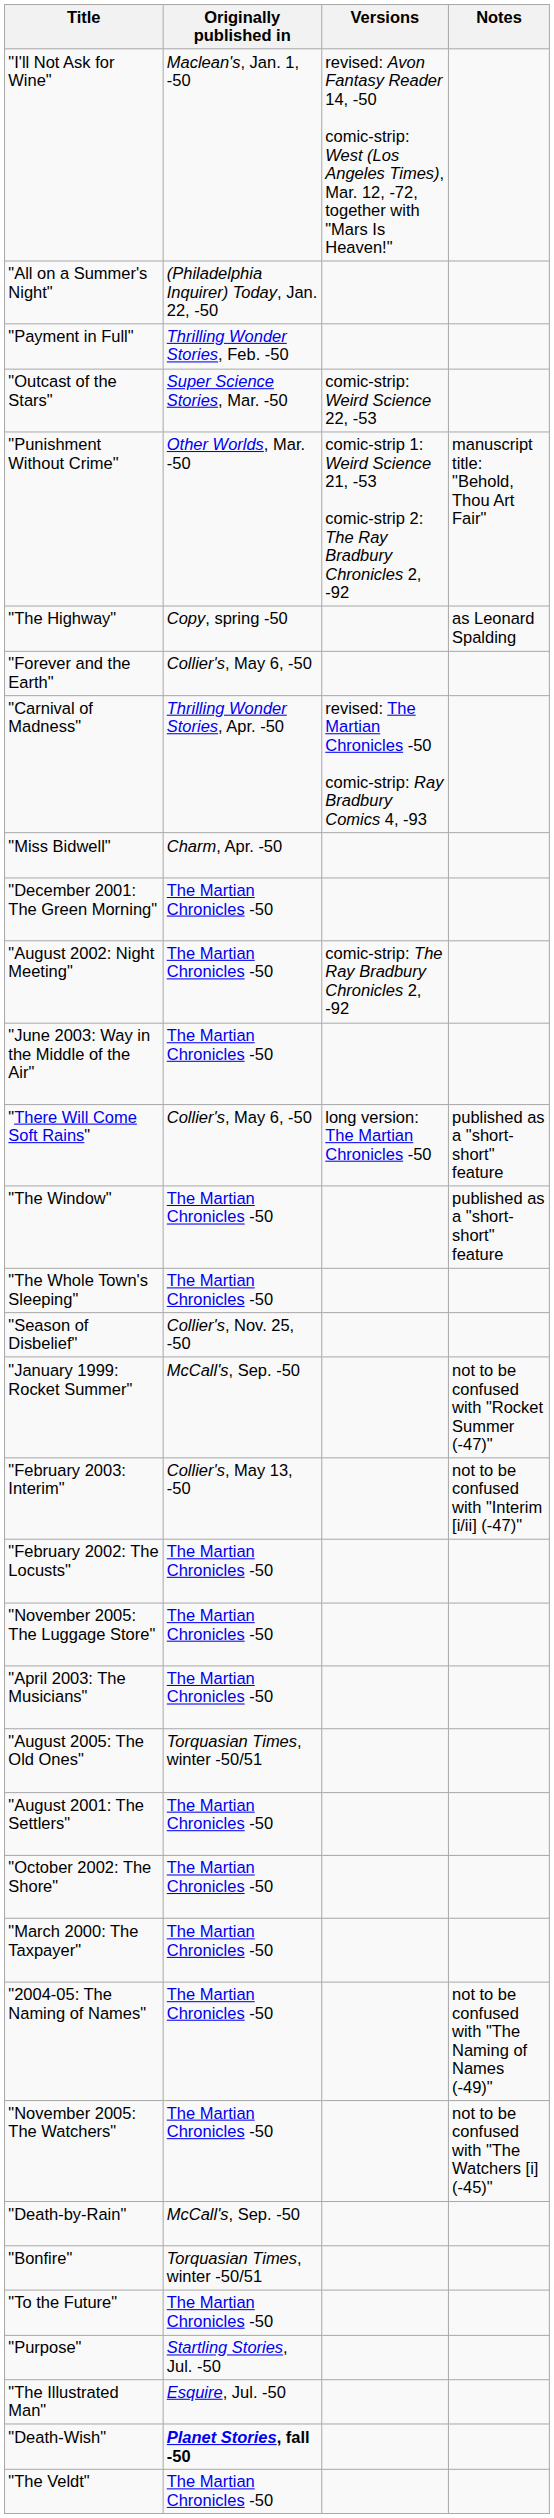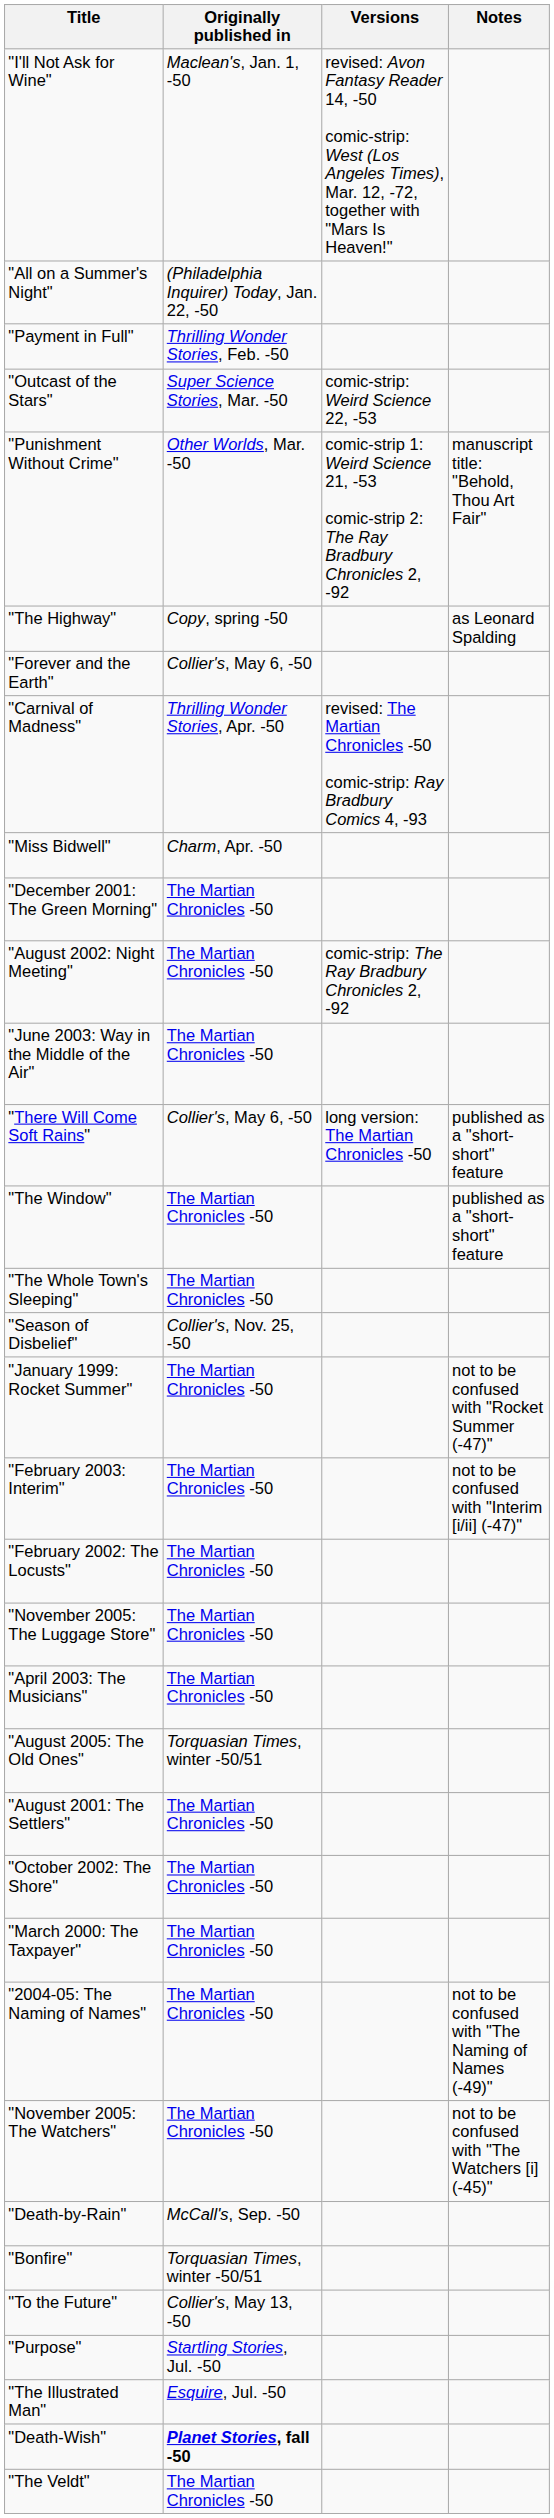(233, 1370) McCall's, Sep. -50 -> (220, 1379) The Martian Chronicles -50
(230, 1479) Collier's, May 13, -50 -> (220, 1479) The Martian Chronicles -50
(220, 2312) The Martian Chronicles -50 -> (230, 2312) Collier's, May 13, -50
